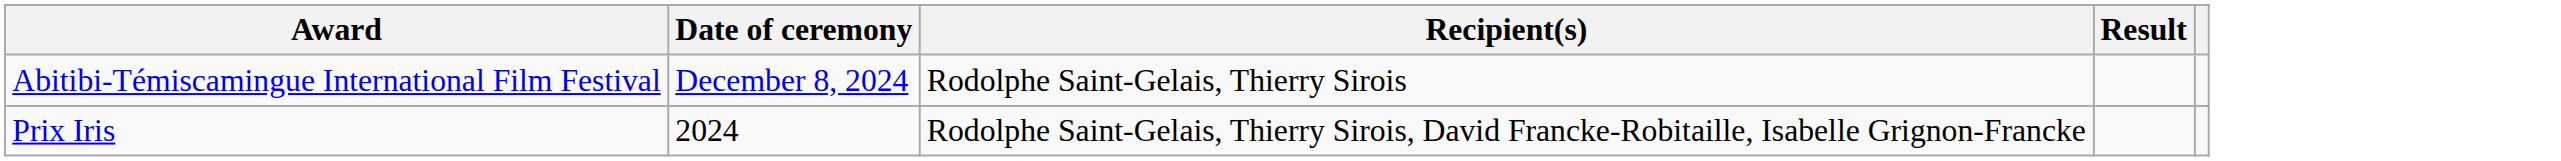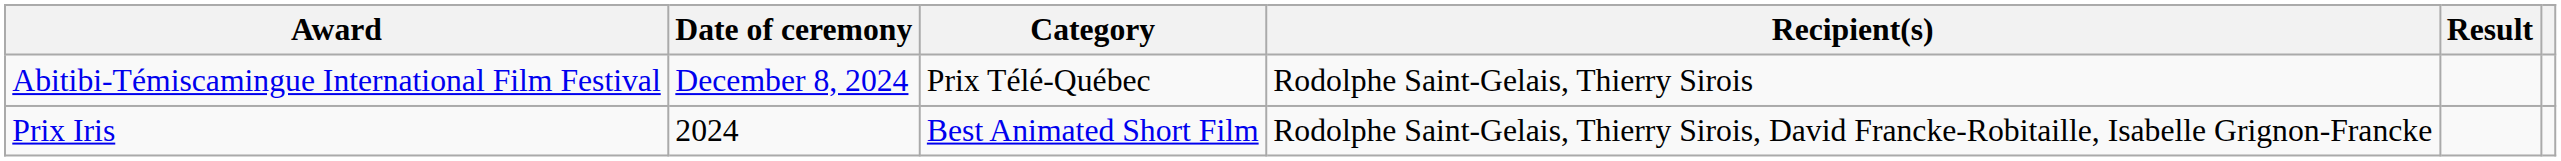+ column: (1093, 29)
